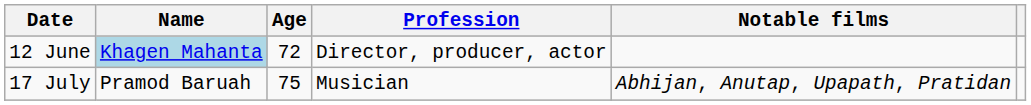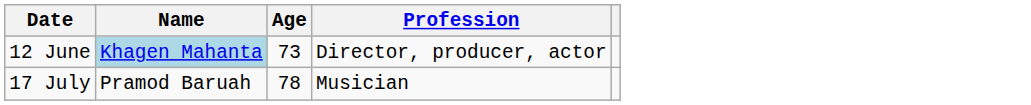- column: (813, 21)
(289, 52) 72 -> (289, 52) 73
(289, 84) 75 -> (289, 84) 78
